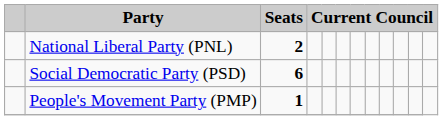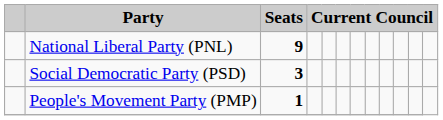(299, 45) 2 -> (299, 45) 9
(299, 73) 6 -> (299, 73) 3
